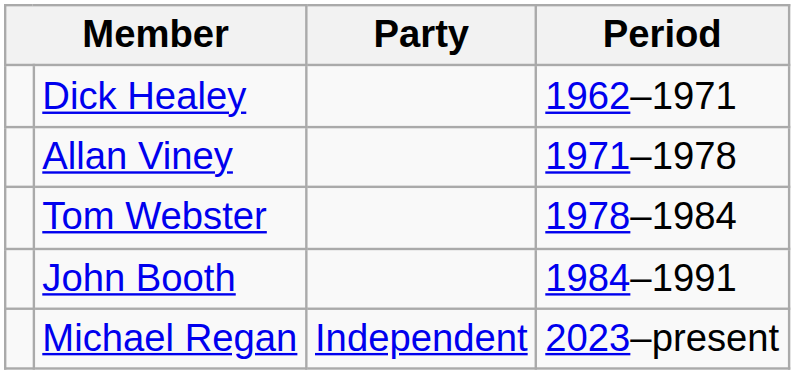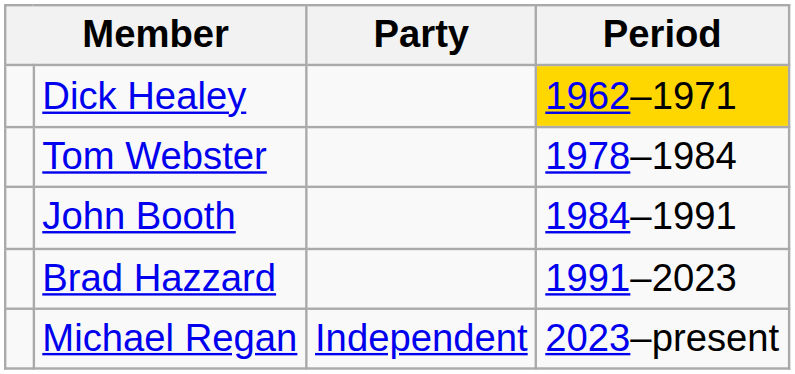(641, 95) no background -> (641, 95) gold background
- row: (138, 156)
+ row: (159, 277)
